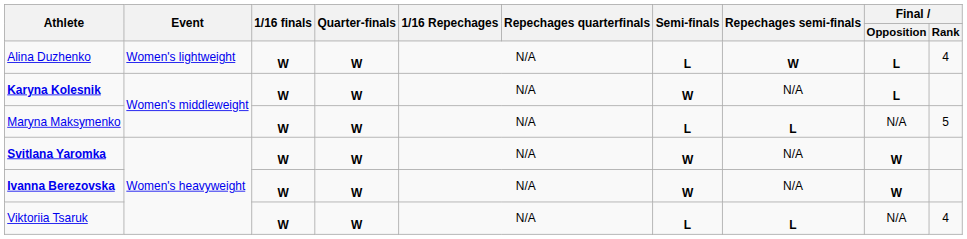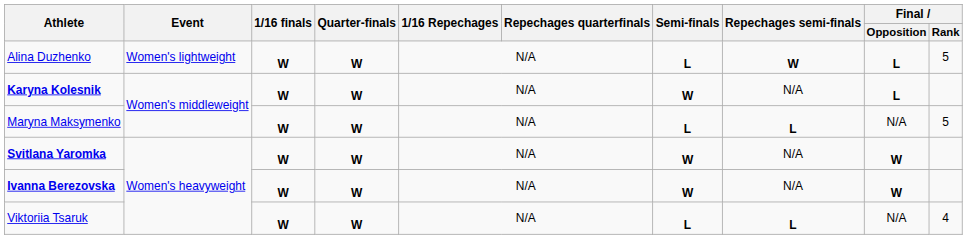(946, 58) 4 -> (946, 58) 5
